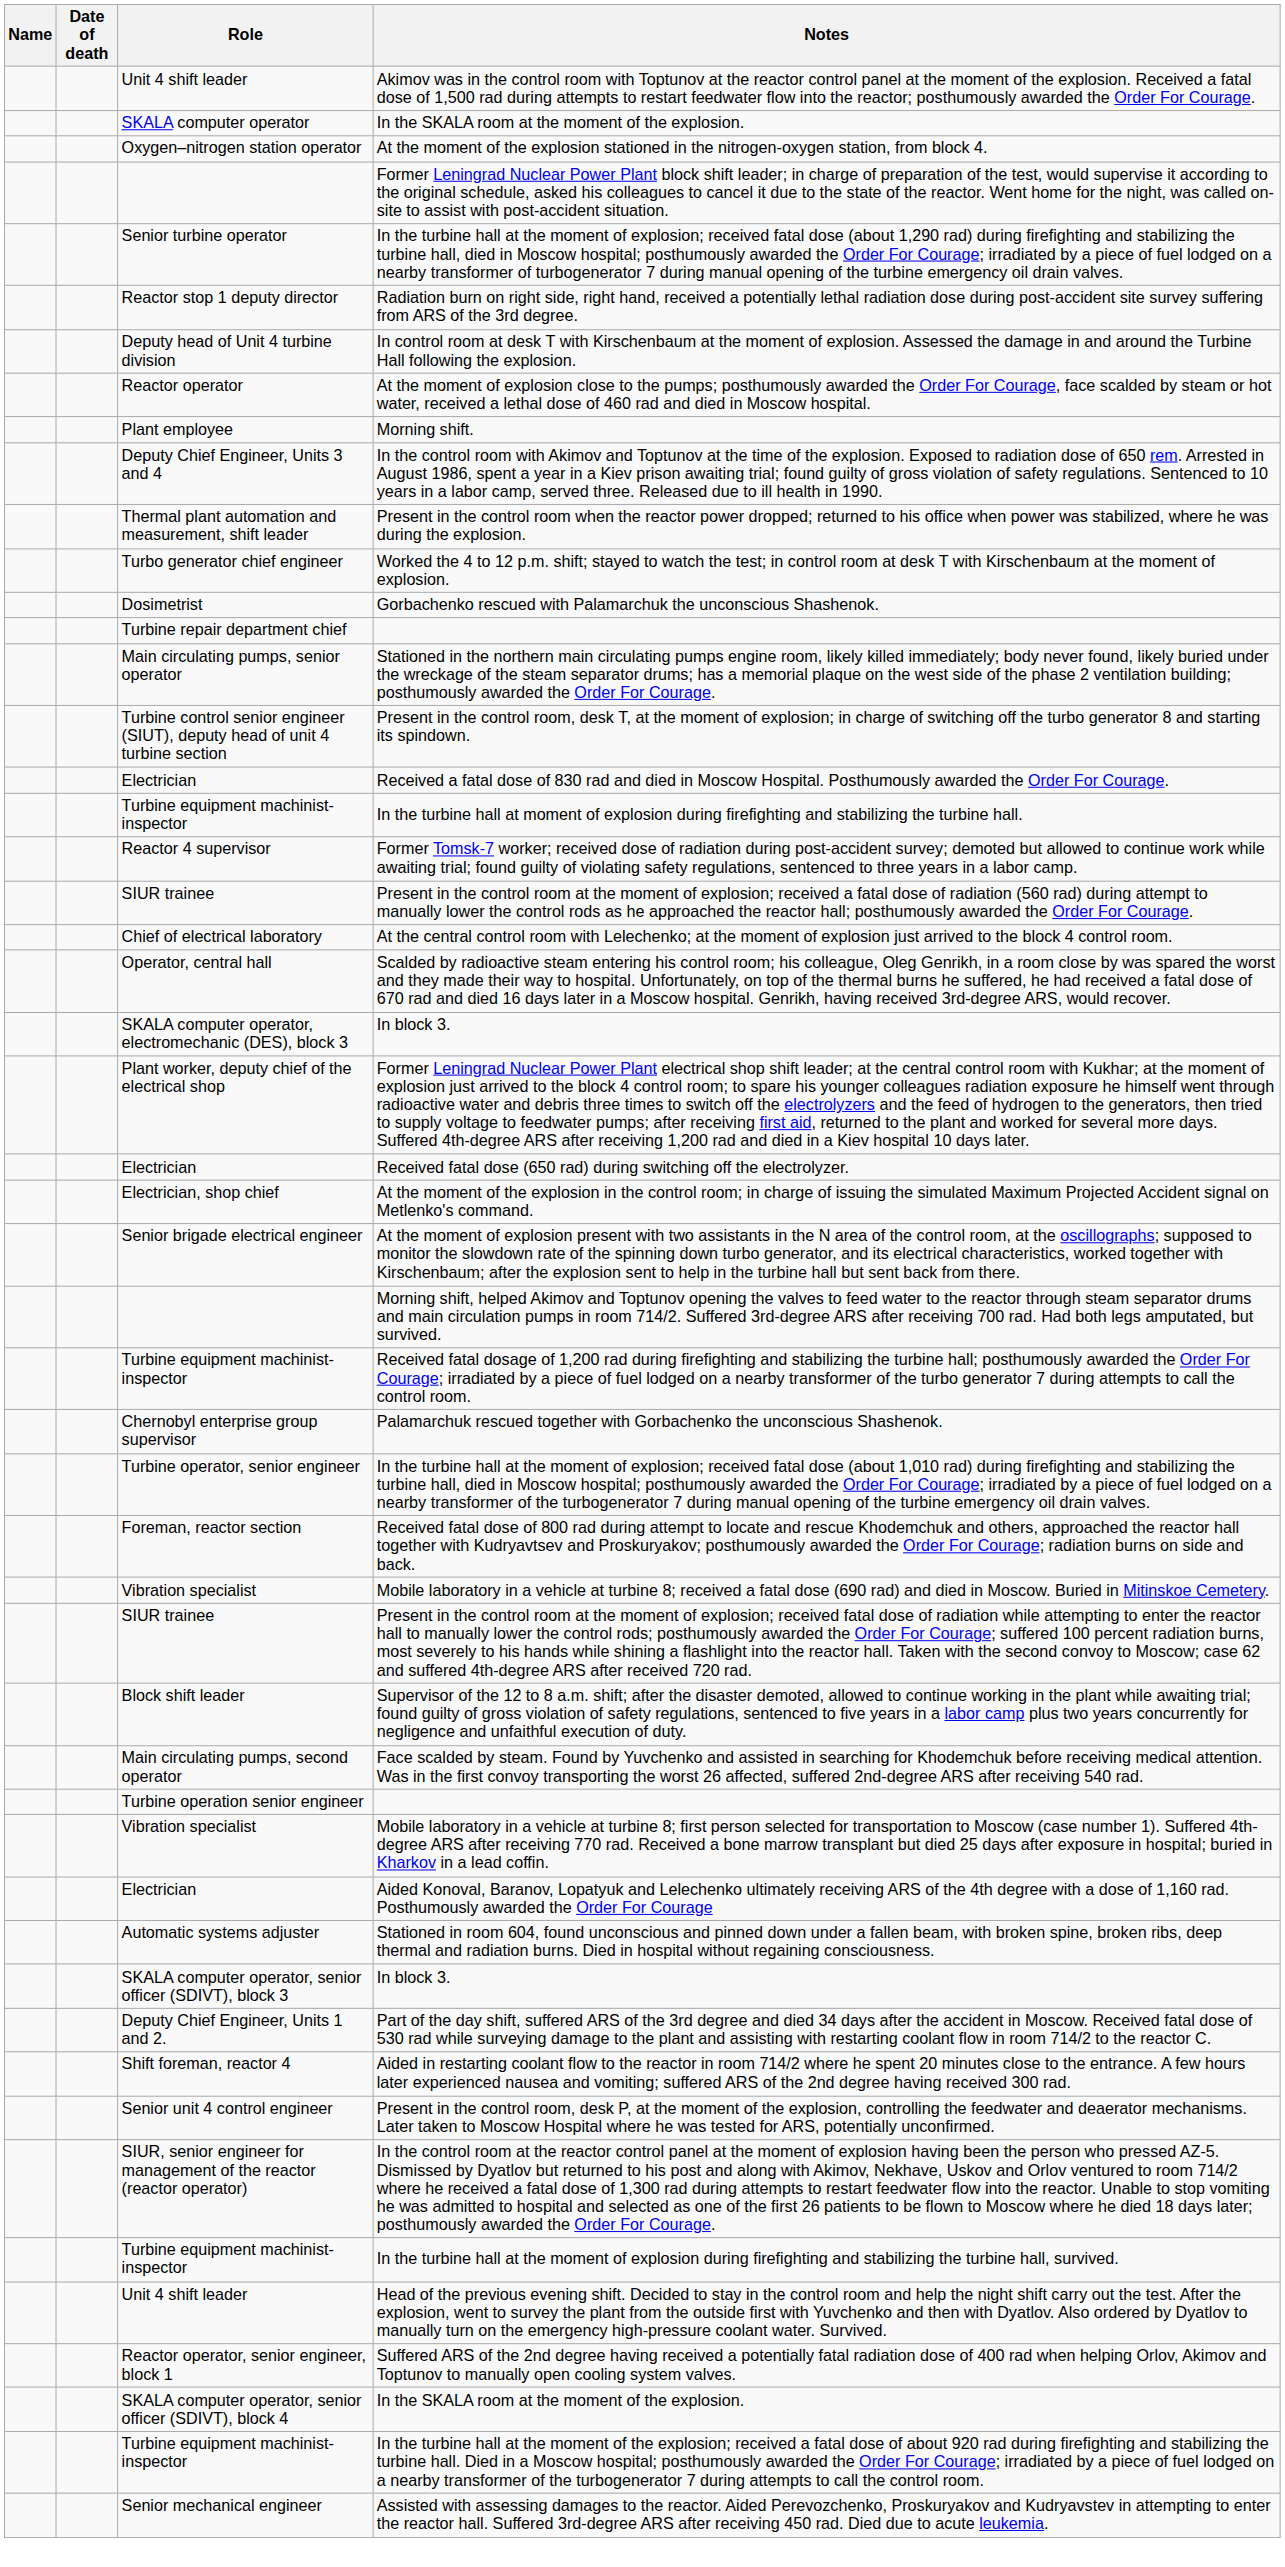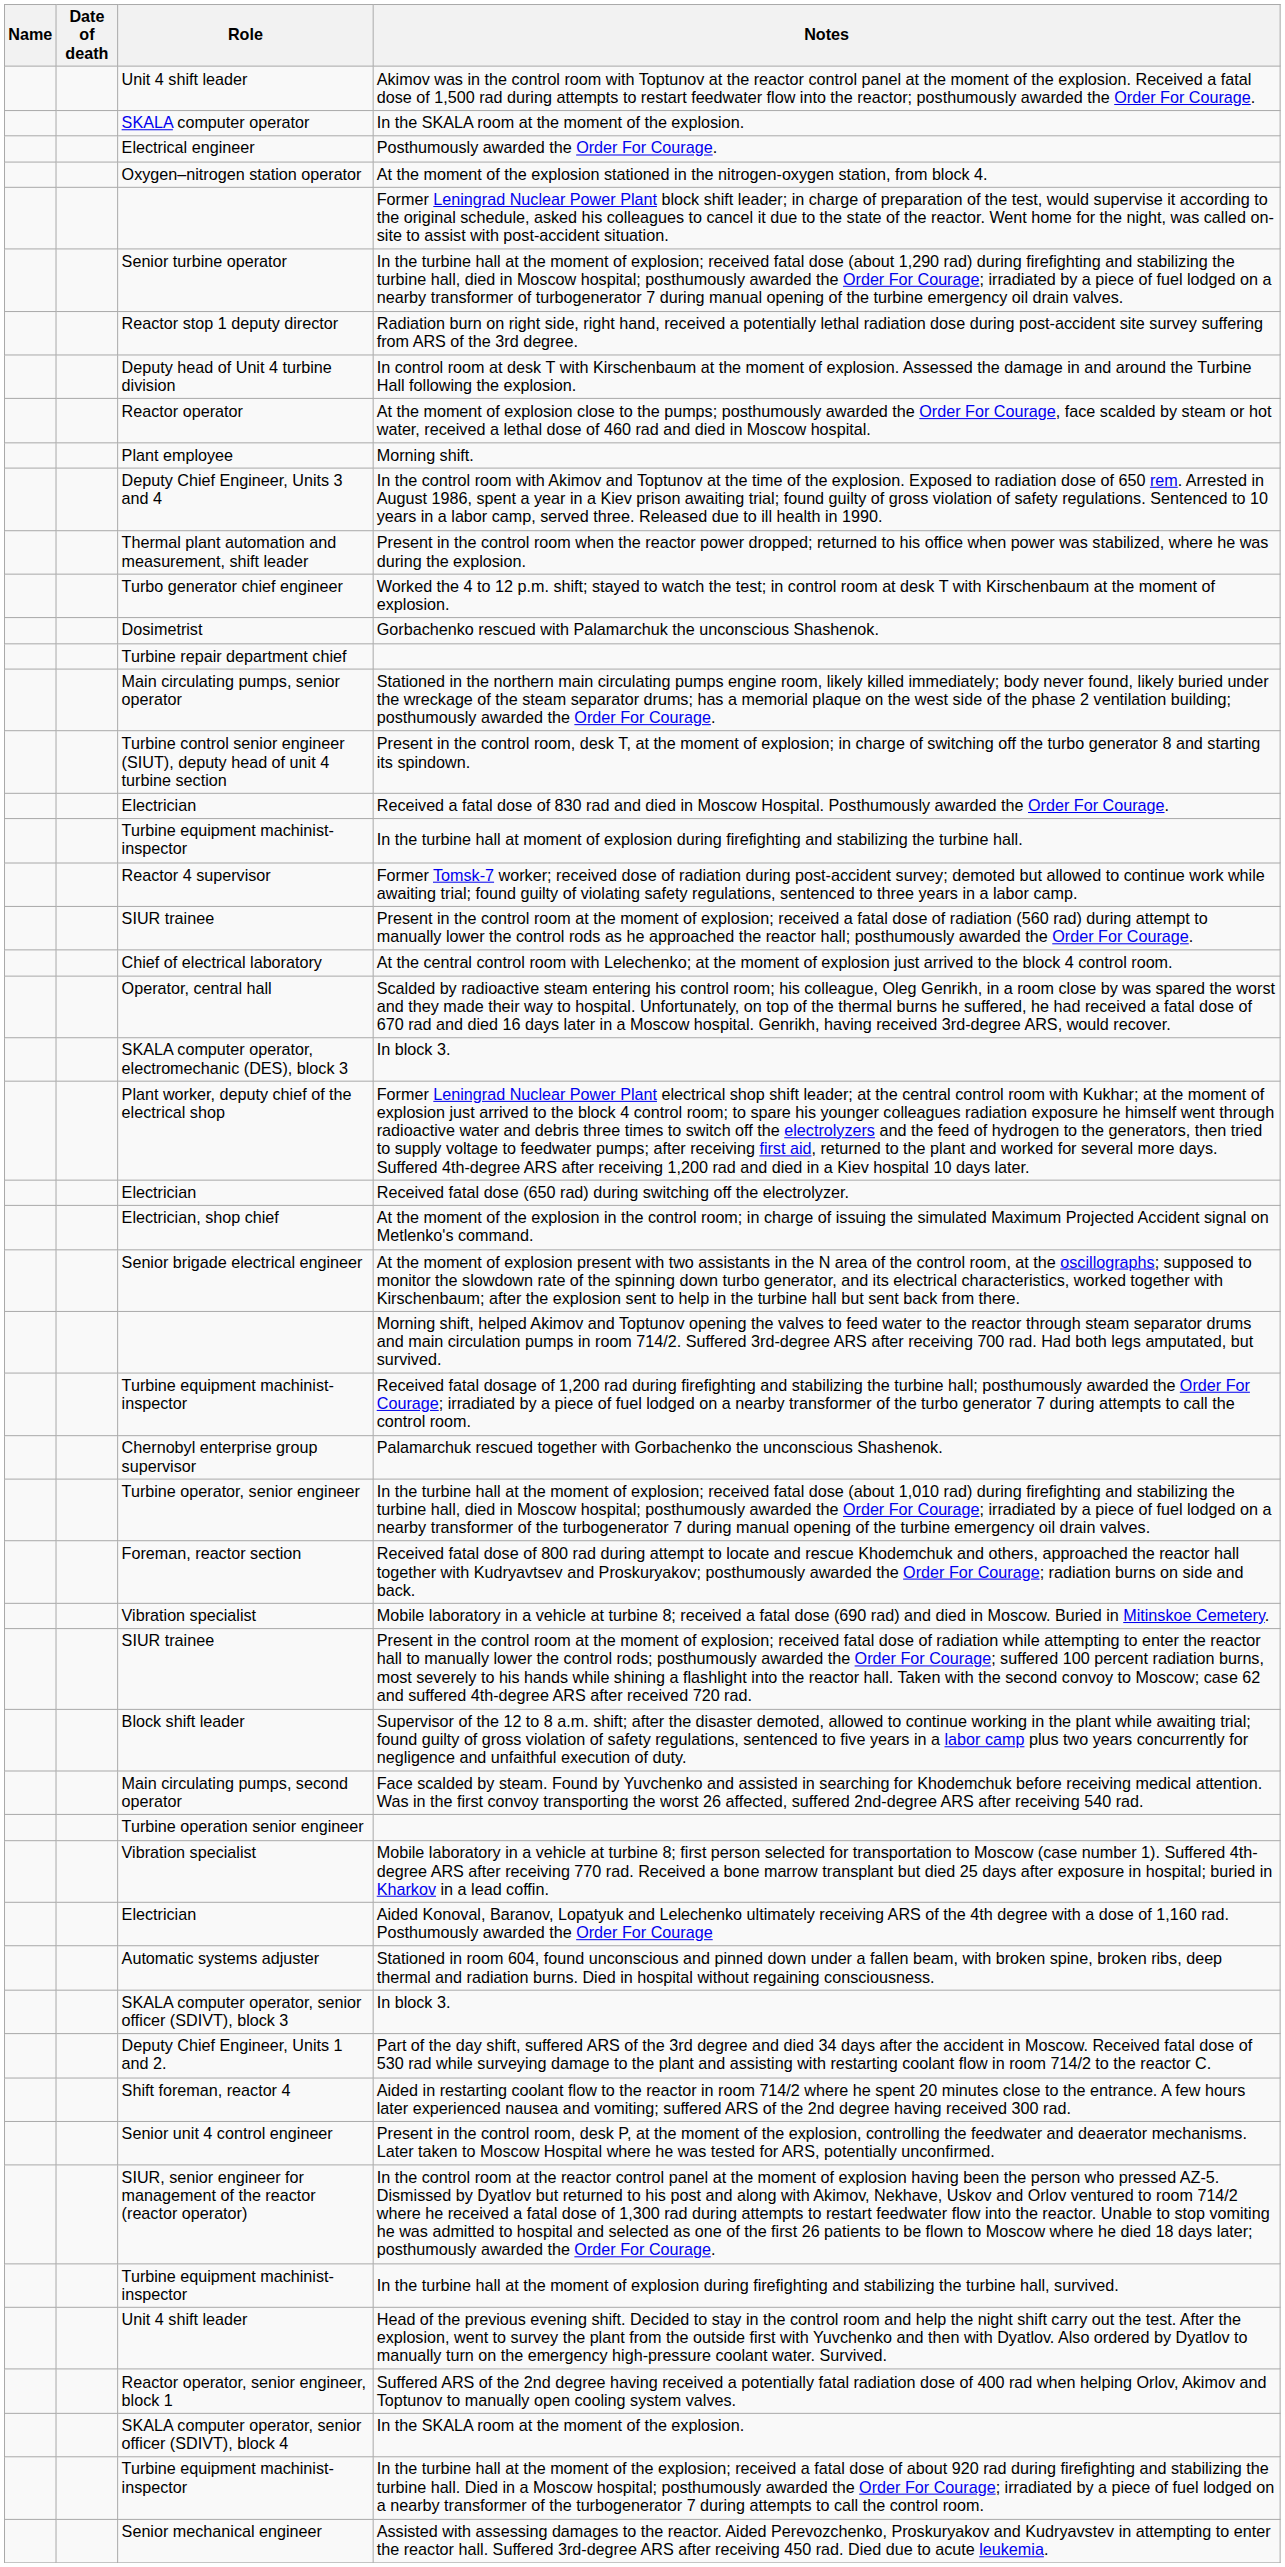+ row: (188, 148)
